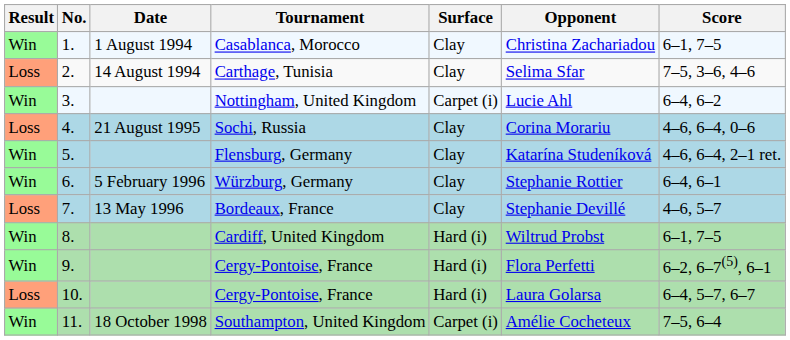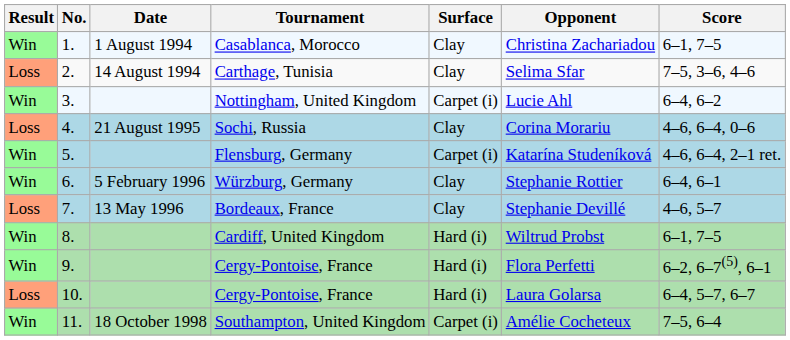(449, 153) Clay -> (466, 153) Carpet (i)
